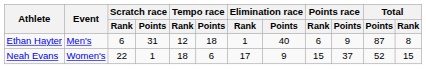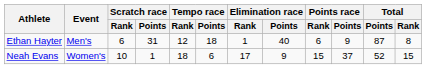(122, 56) 22 -> (122, 56) 10
